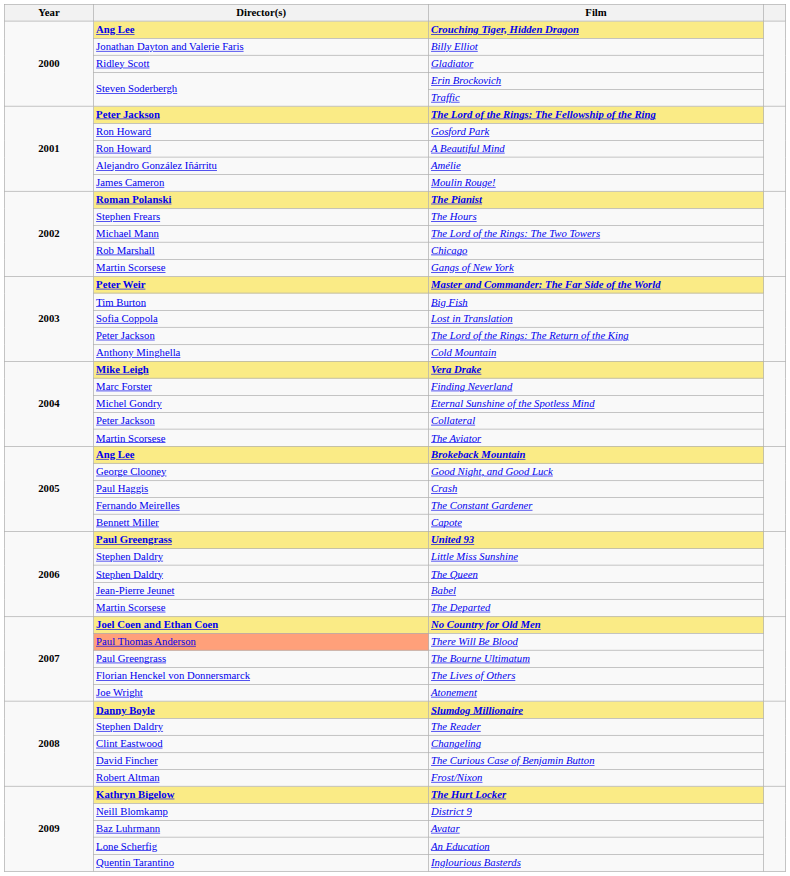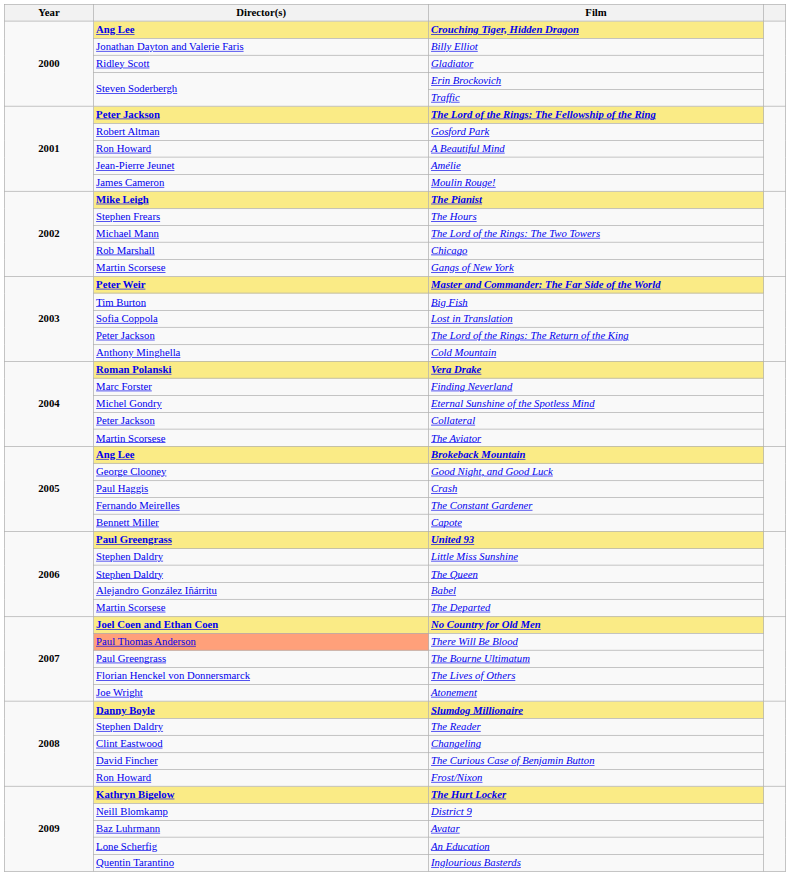(124, 132) Ron Howard -> (128, 132) Robert Altman
(157, 166) Alejandro González Iñárritu -> (135, 166) Jean-Pierre Jeunet
(134, 200) Roman Polanski -> (122, 200) Mike Leigh
(122, 370) Mike Leigh -> (134, 370) Roman Polanski
(135, 591) Jean-Pierre Jeunet -> (157, 591) Alejandro González Iñárritu
(128, 778) Robert Altman -> (124, 778) Ron Howard
